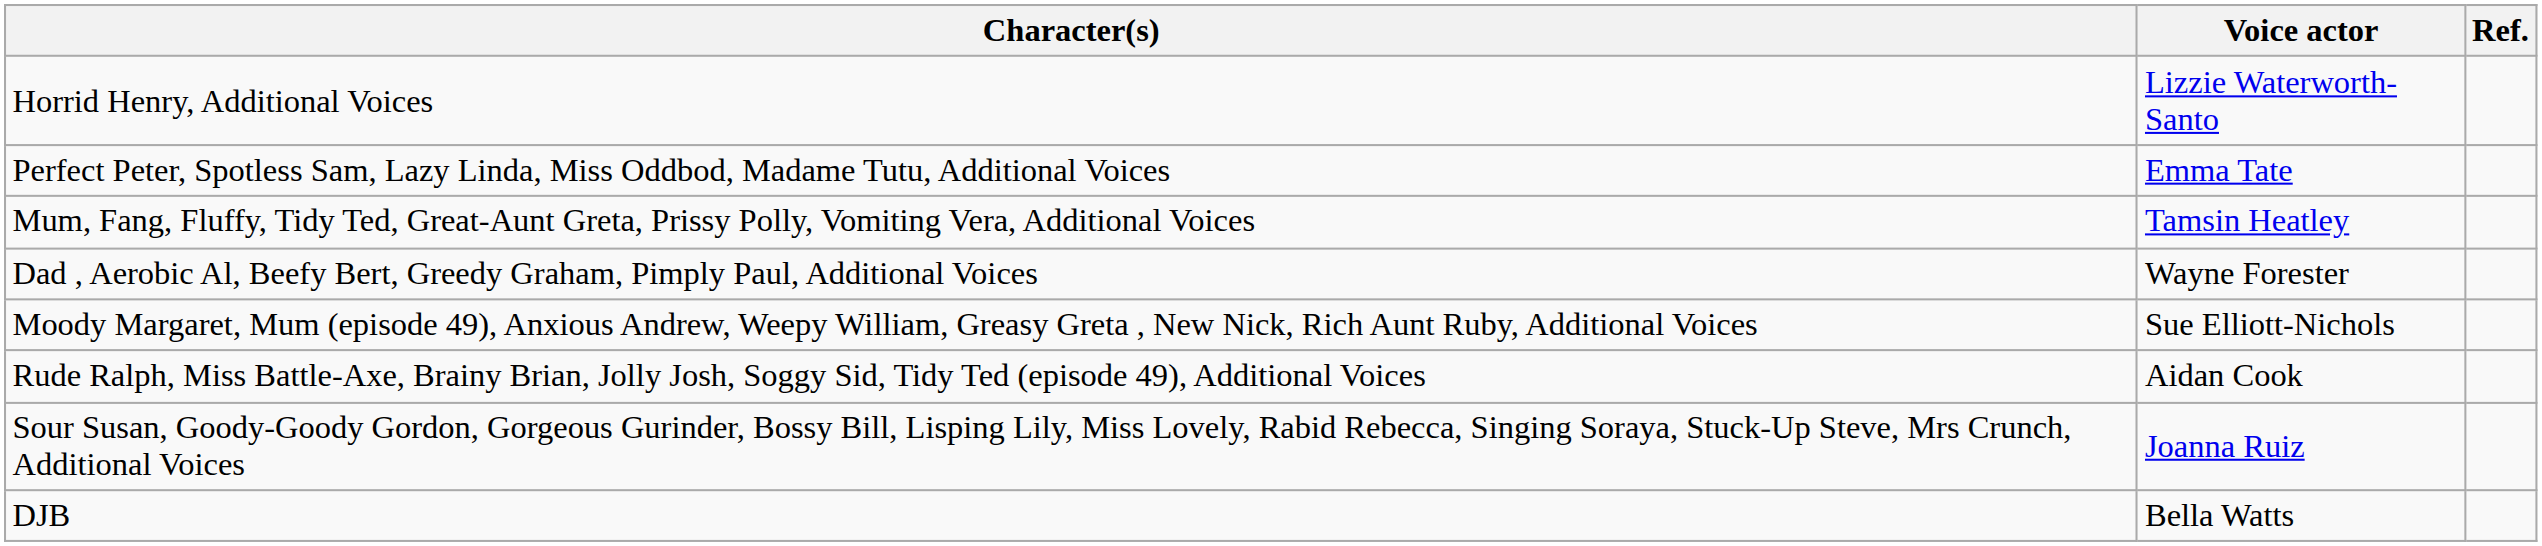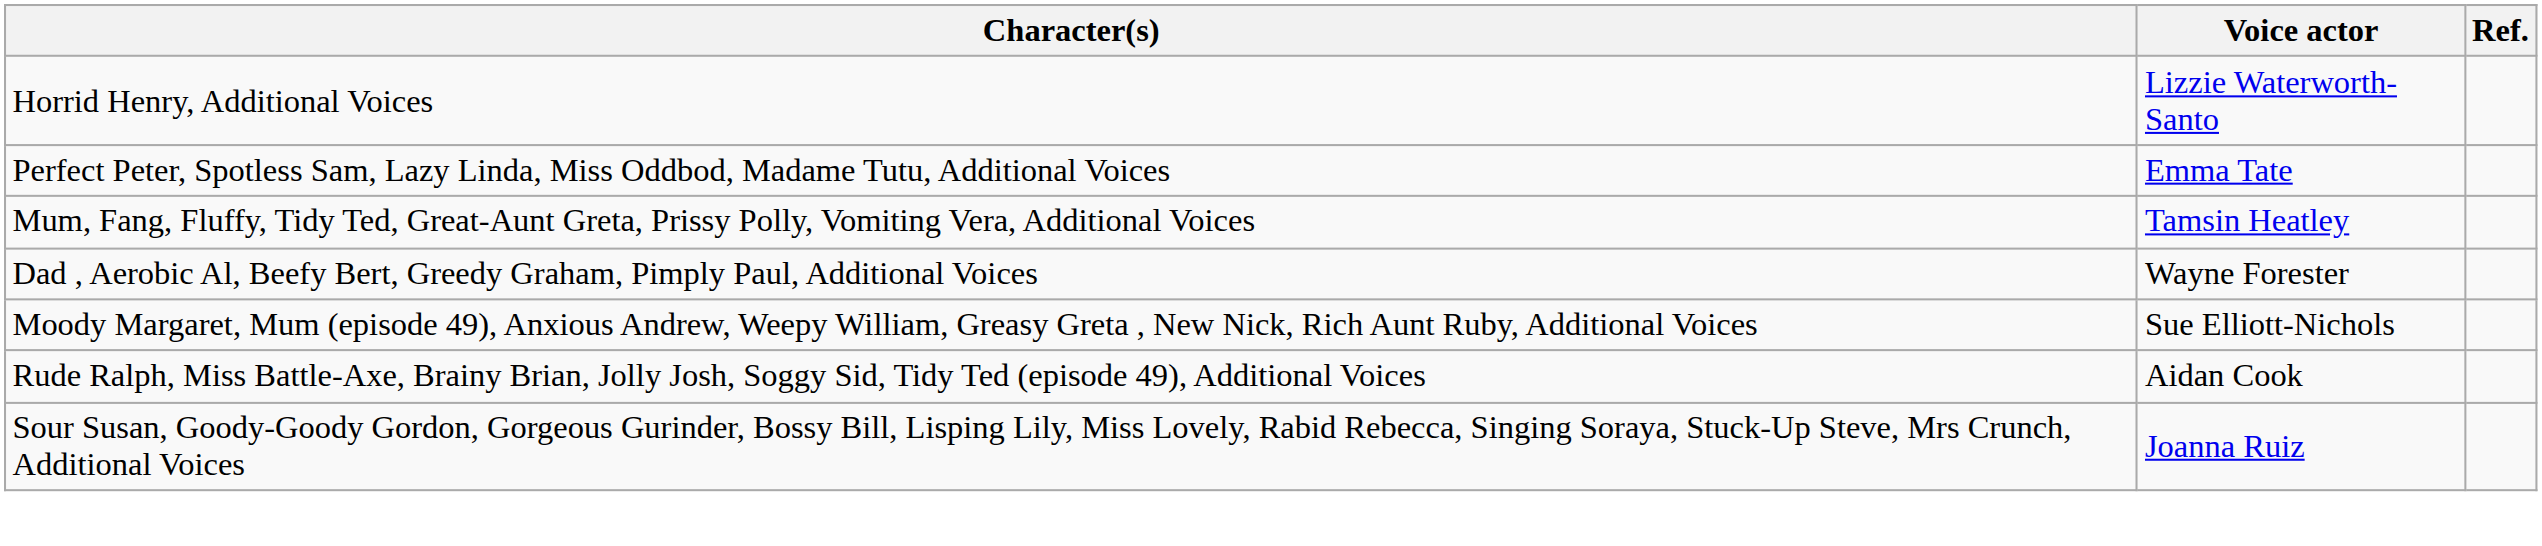- row: (41, 515)
